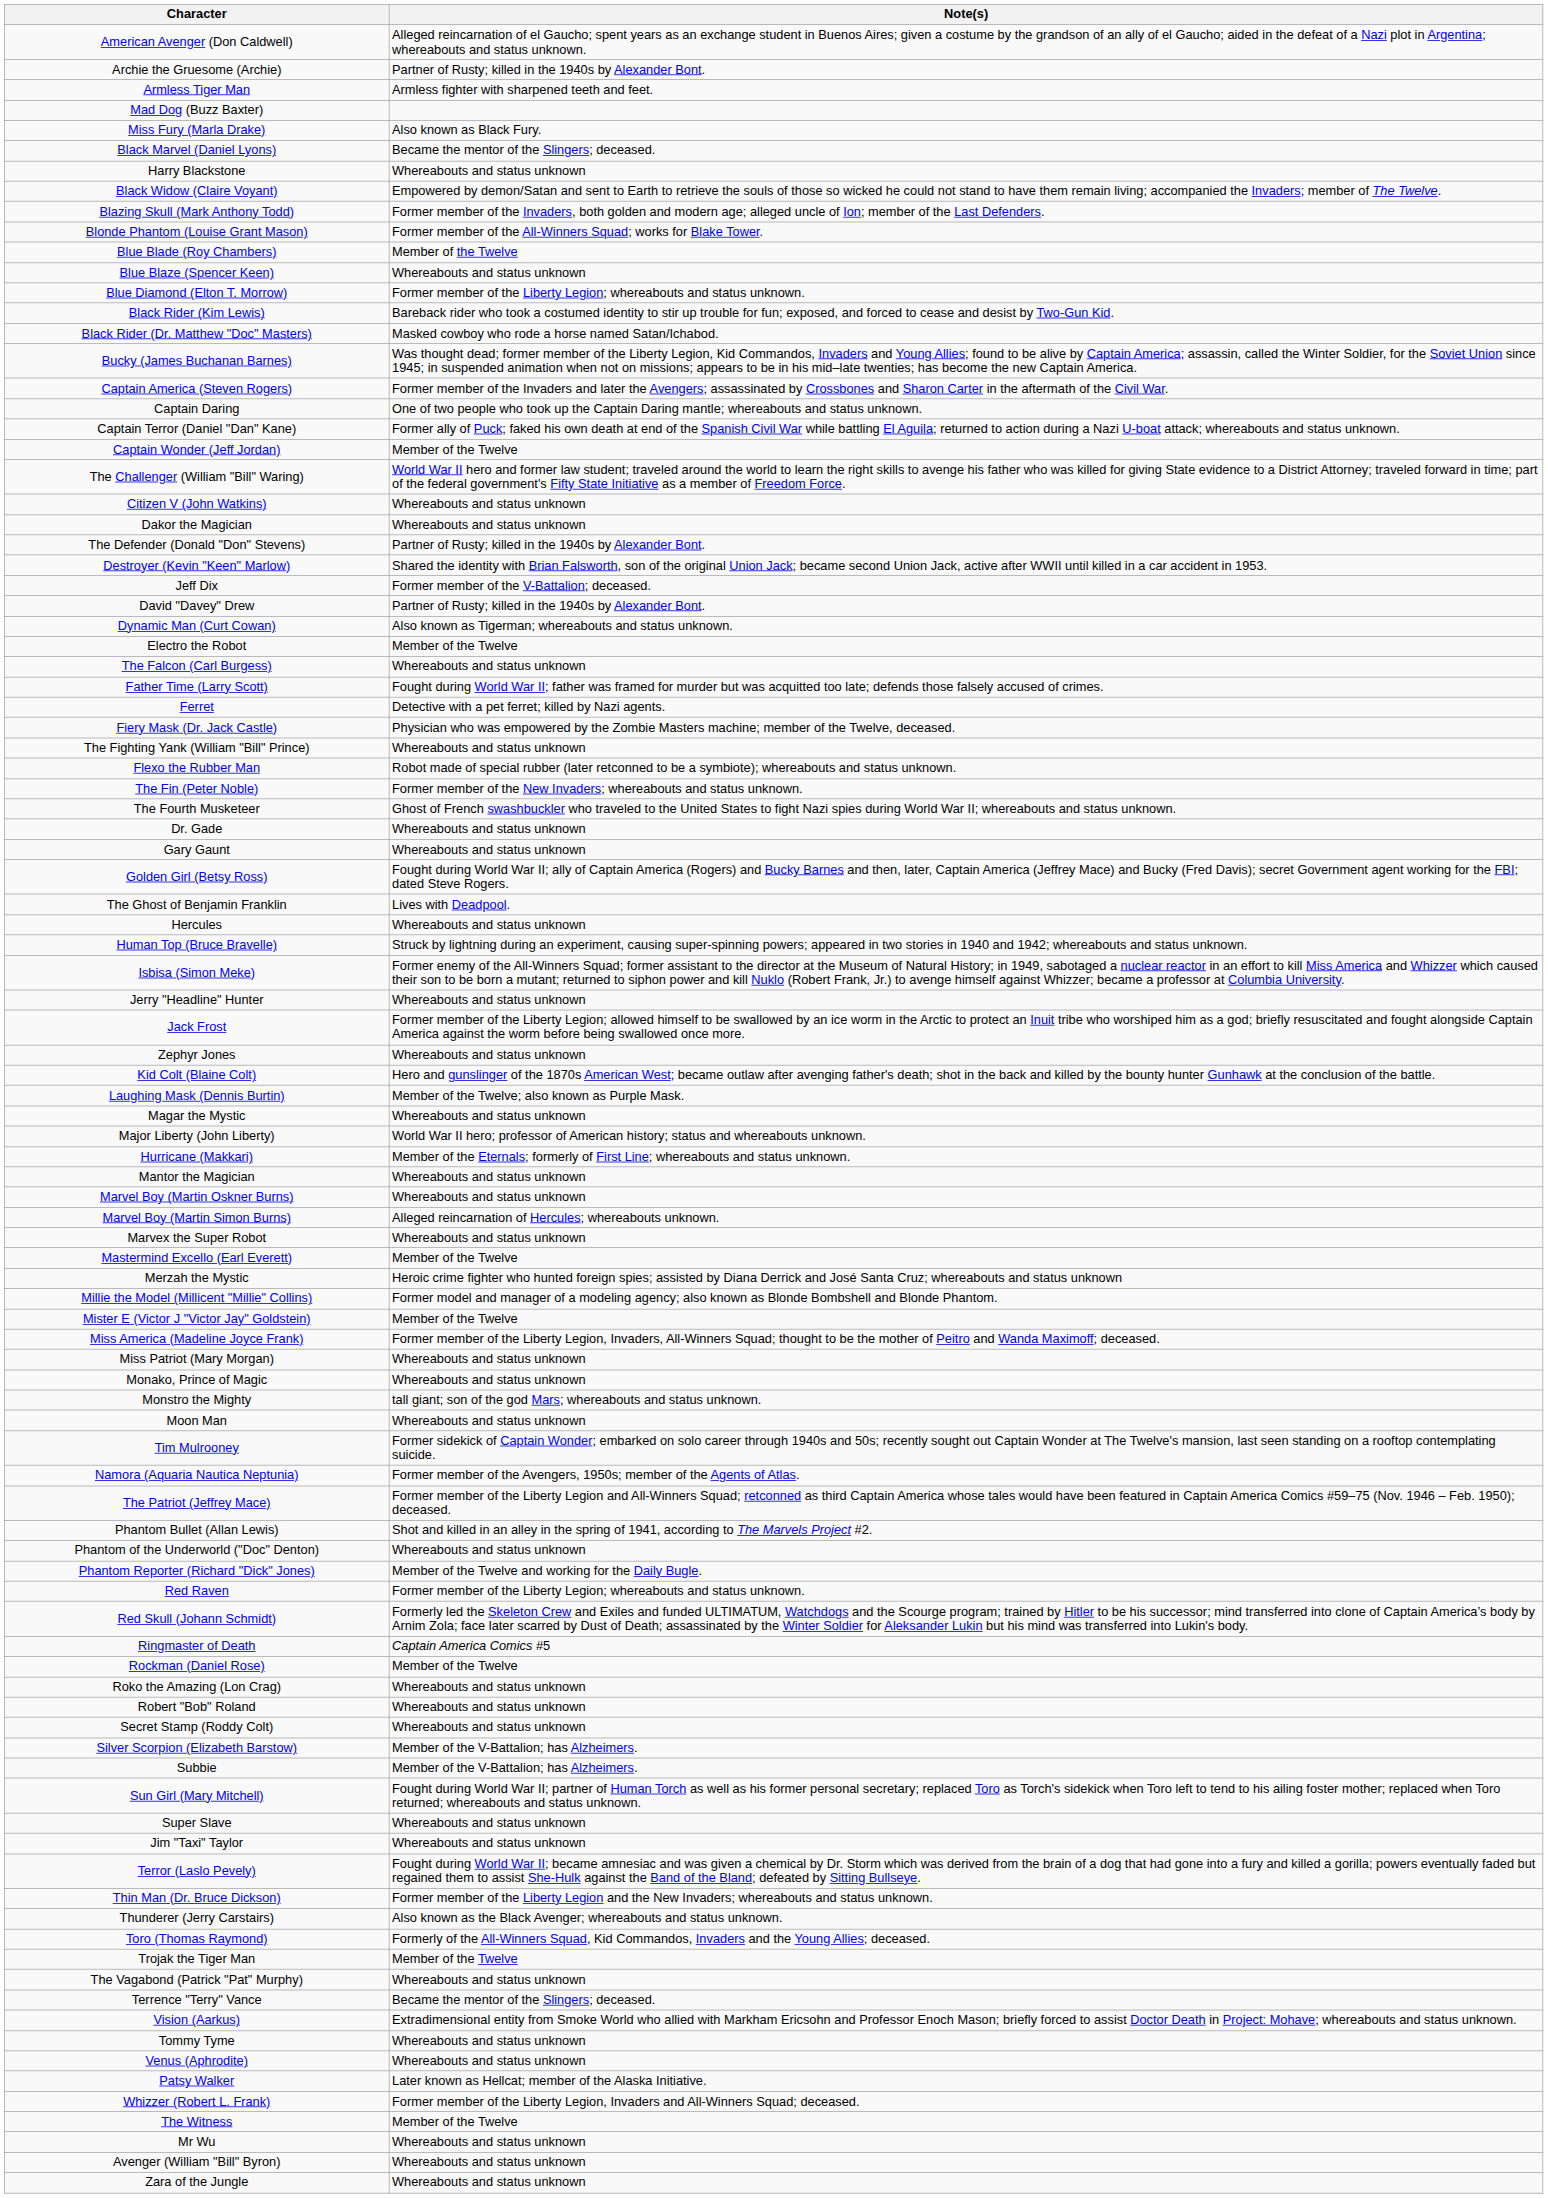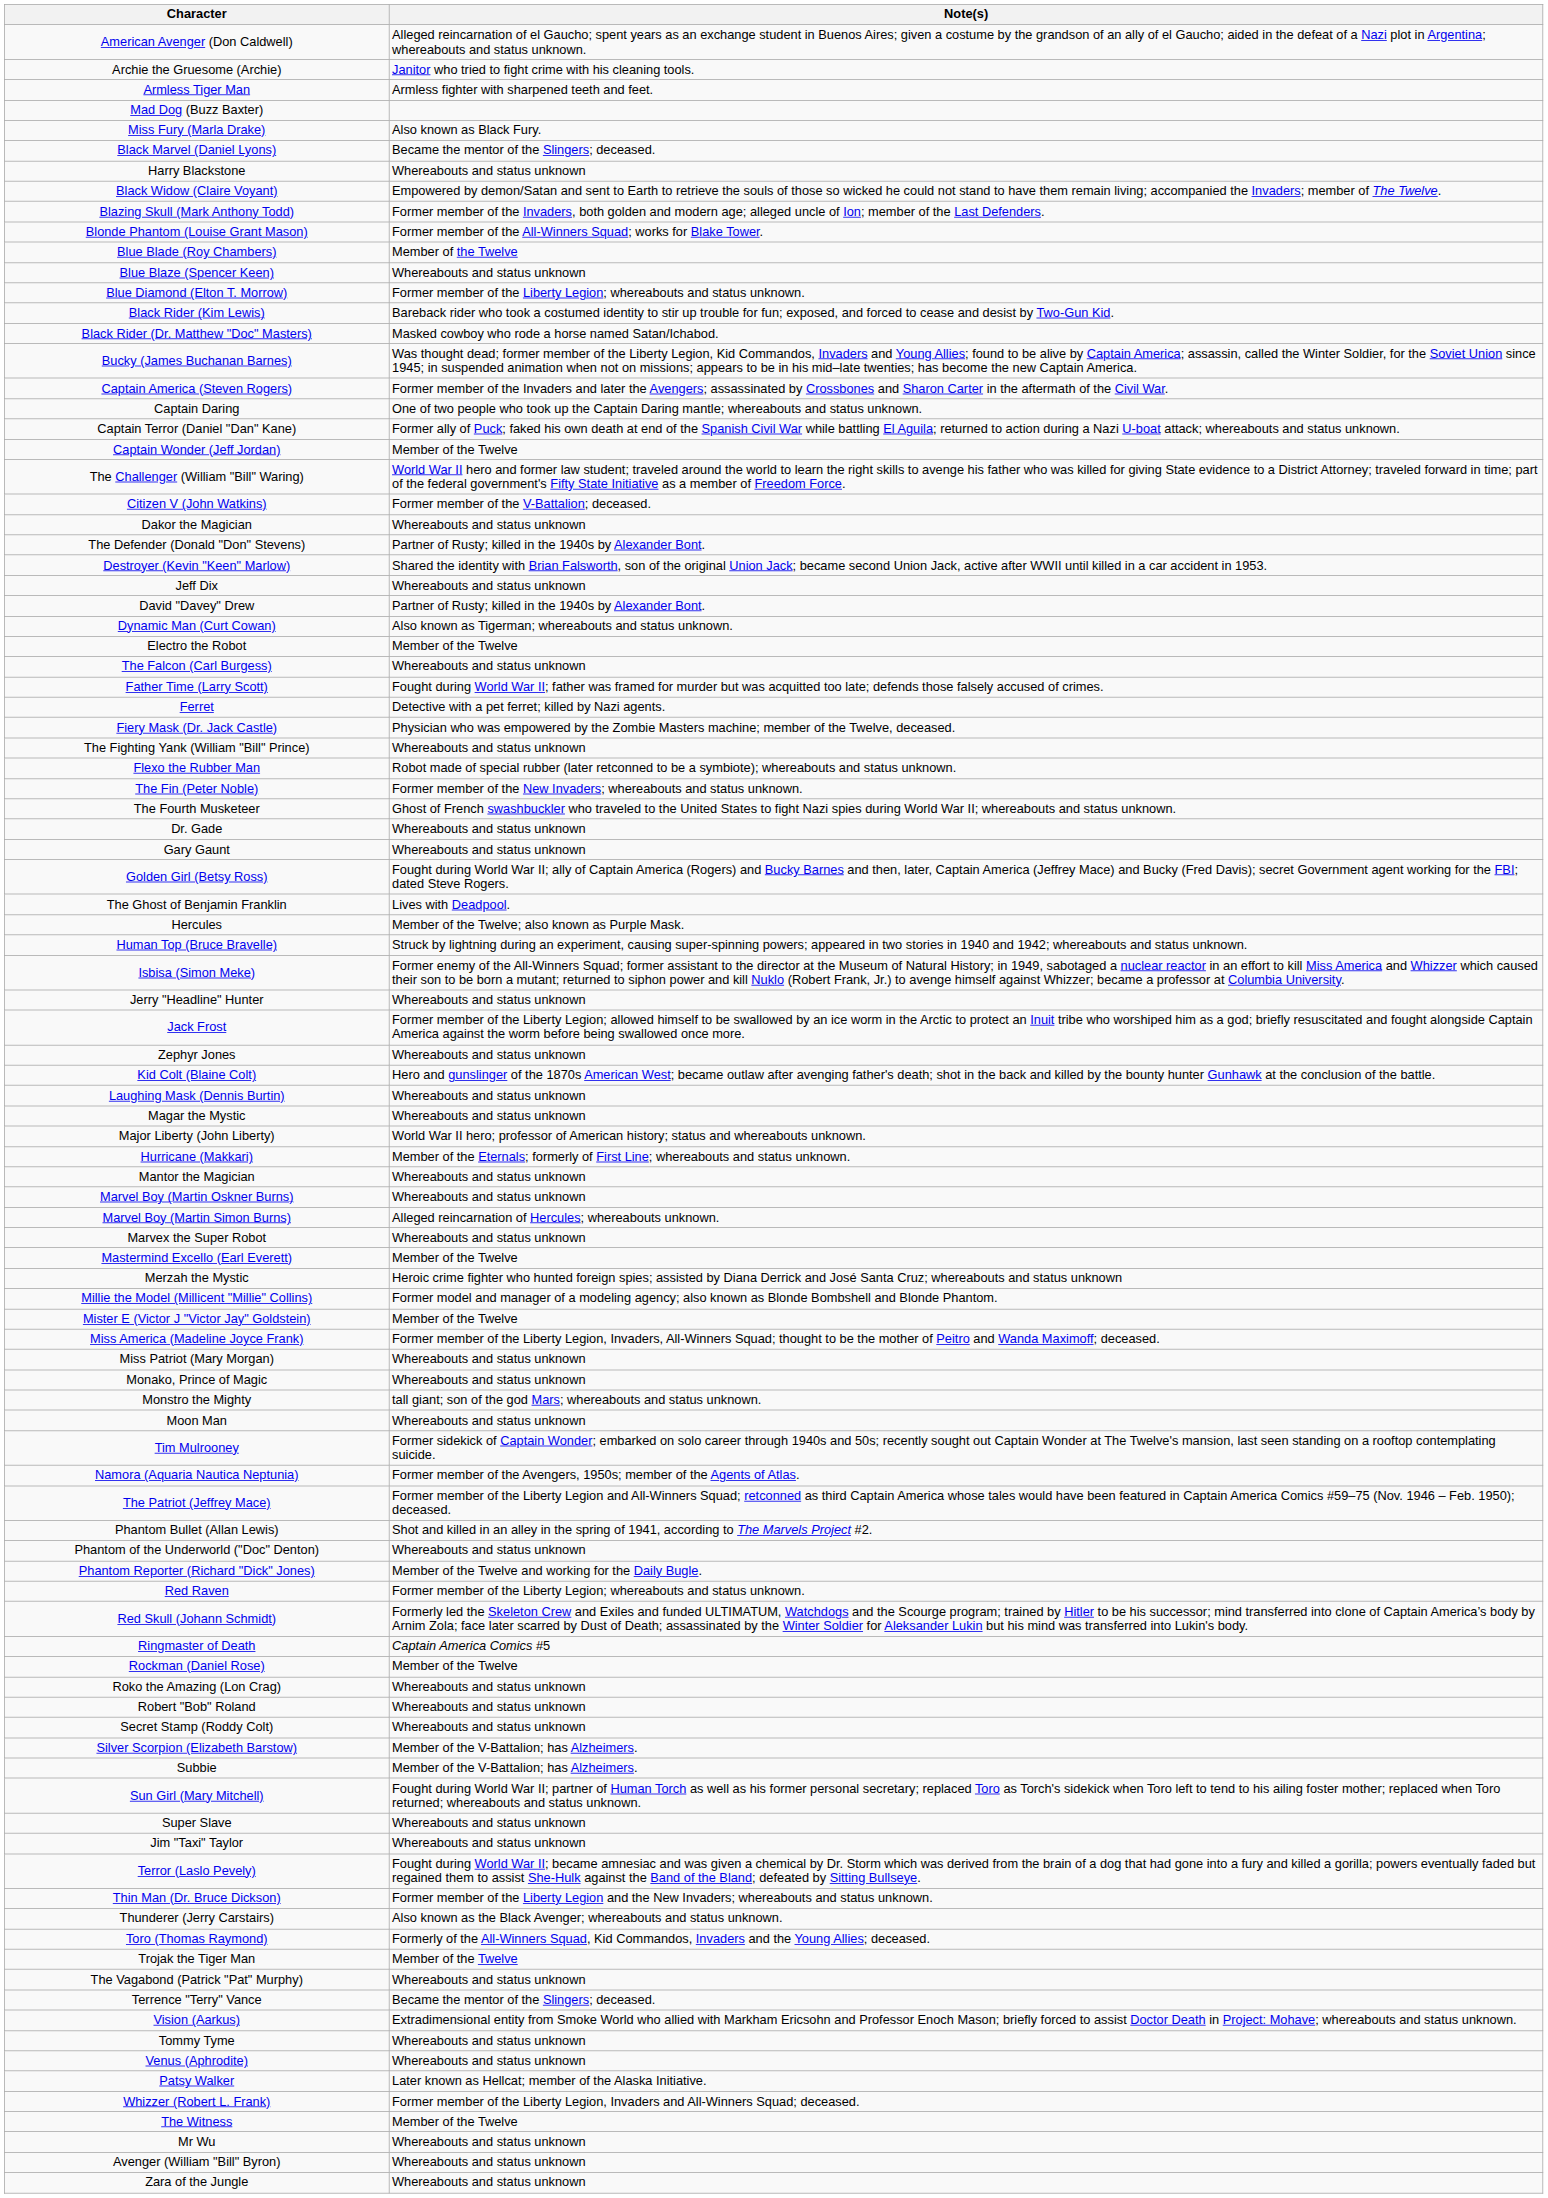(549, 69) Partner of Rusty; killed in the 1940s by Alexander Bont. -> (543, 69) Janitor who tried to fight crime with his cleaning tools.
(489, 504) Whereabouts and status unknown -> (522, 504) Former member of the V-Battalion; deceased.
(522, 585) Former member of the V-Battalion; deceased. -> (489, 585) Whereabouts and status unknown
(489, 924) Whereabouts and status unknown -> (538, 924) Member of the Twelve; also known as Purple Mask.
(538, 1095) Member of the Twelve; also known as Purple Mask. -> (489, 1095) Whereabouts and status unknown
